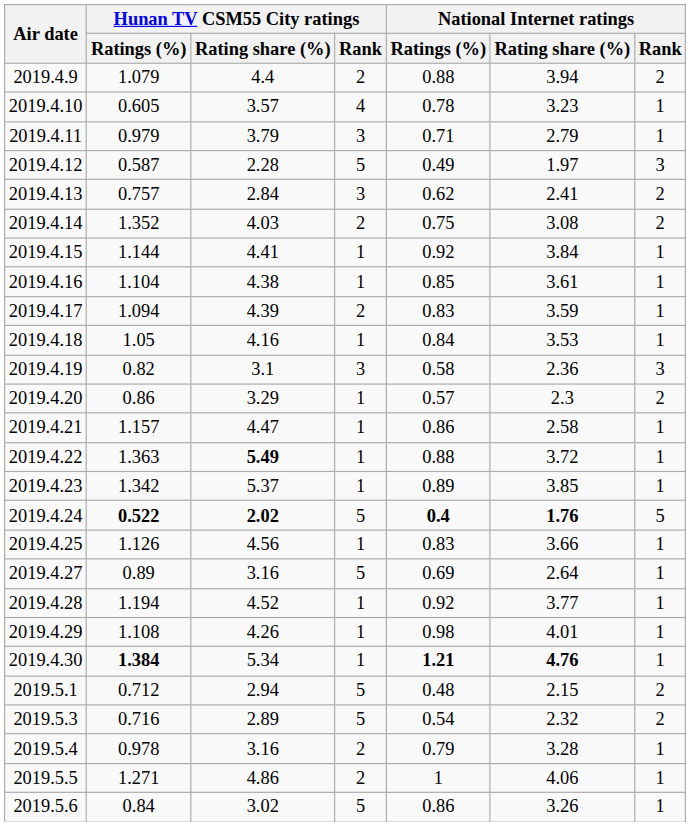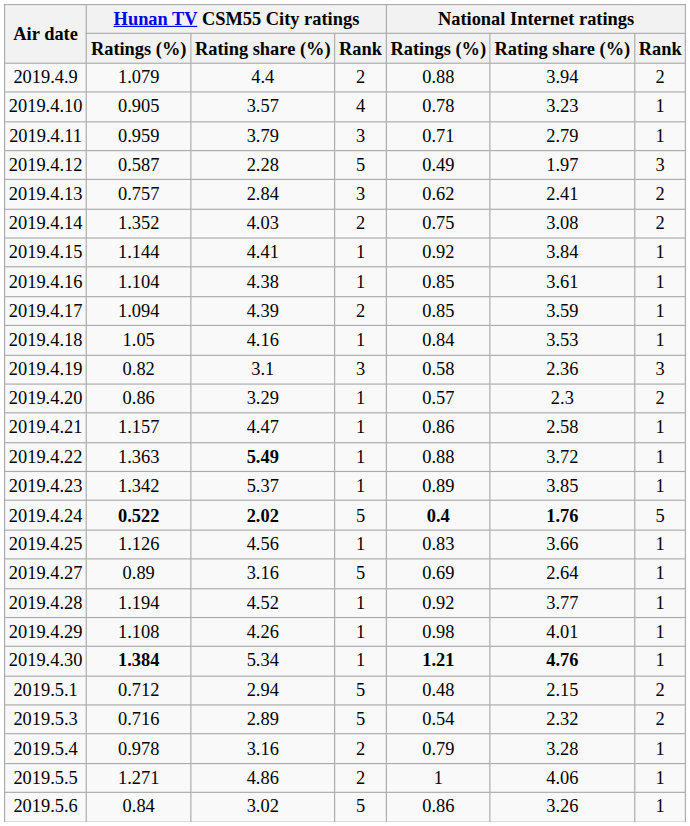(139, 106) 0.605 -> (139, 106) 0.905
(139, 135) 0.979 -> (139, 135) 0.959
(438, 310) 0.83 -> (438, 310) 0.85
